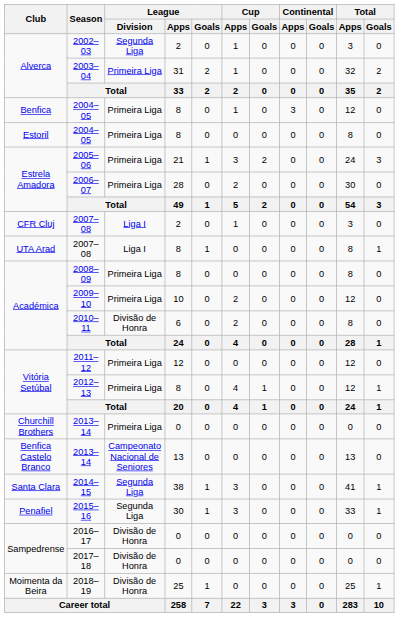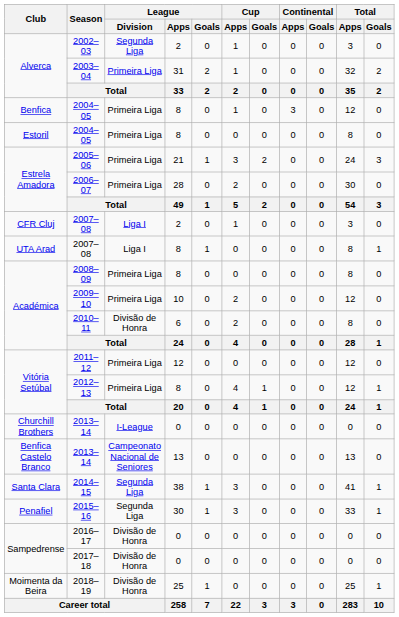(135, 427) Primeira Liga -> (135, 427) I-League
